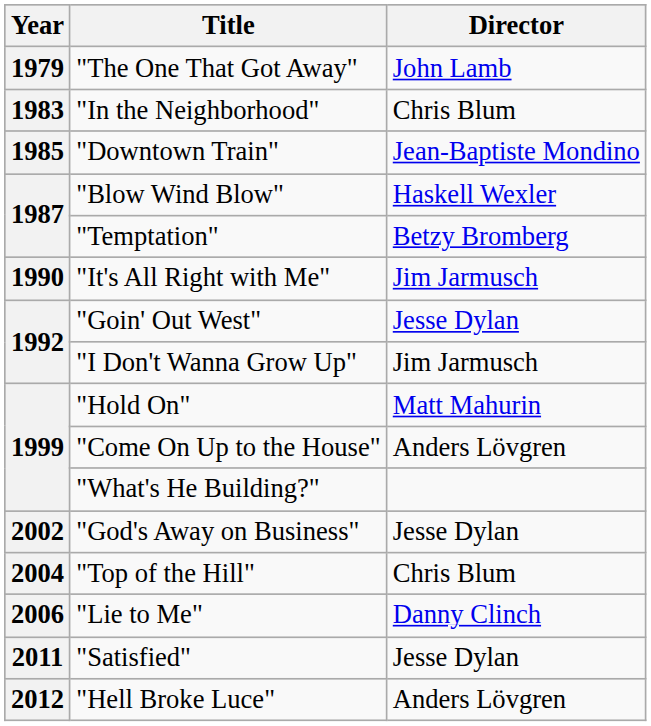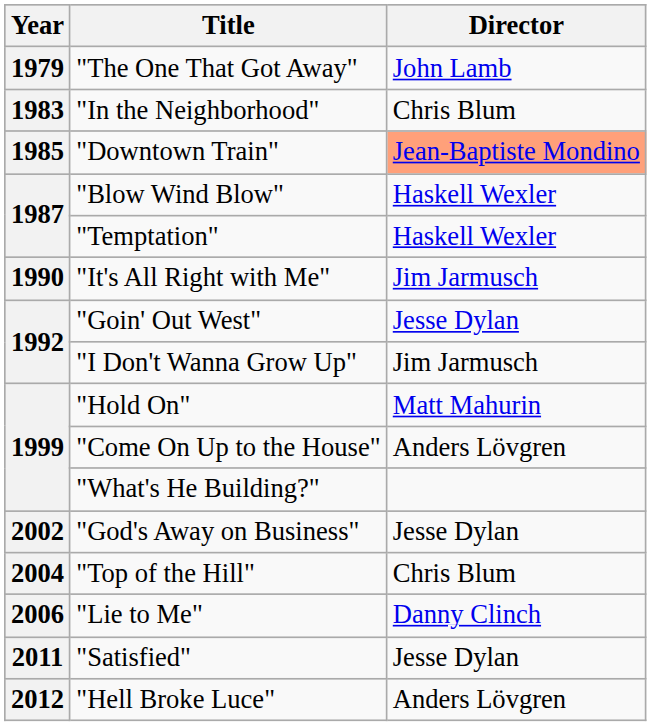(516, 151) no background -> (516, 151) lightsalmon background
(481, 236) Betzy Bromberg -> (474, 236) Haskell Wexler
